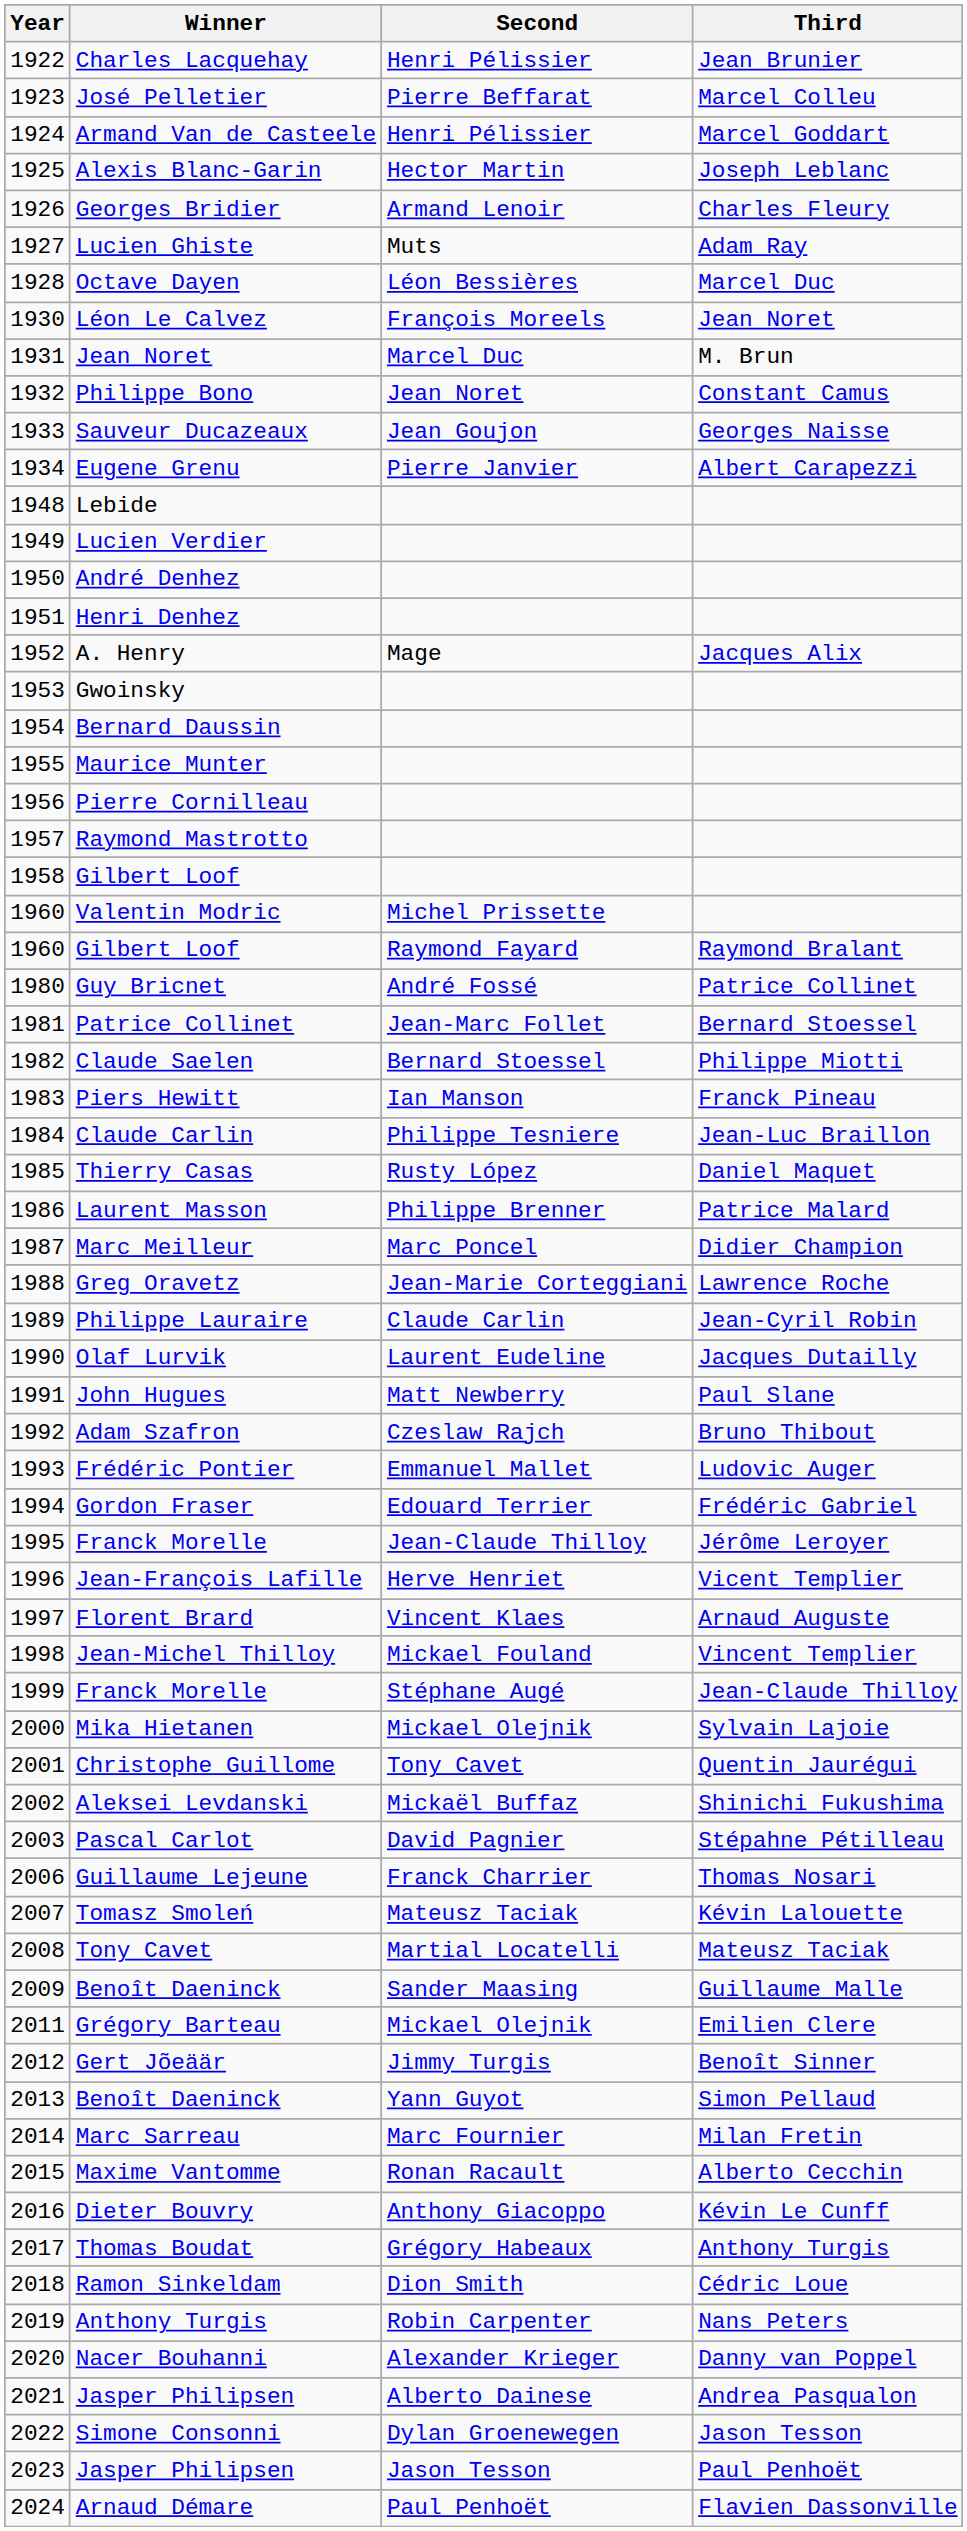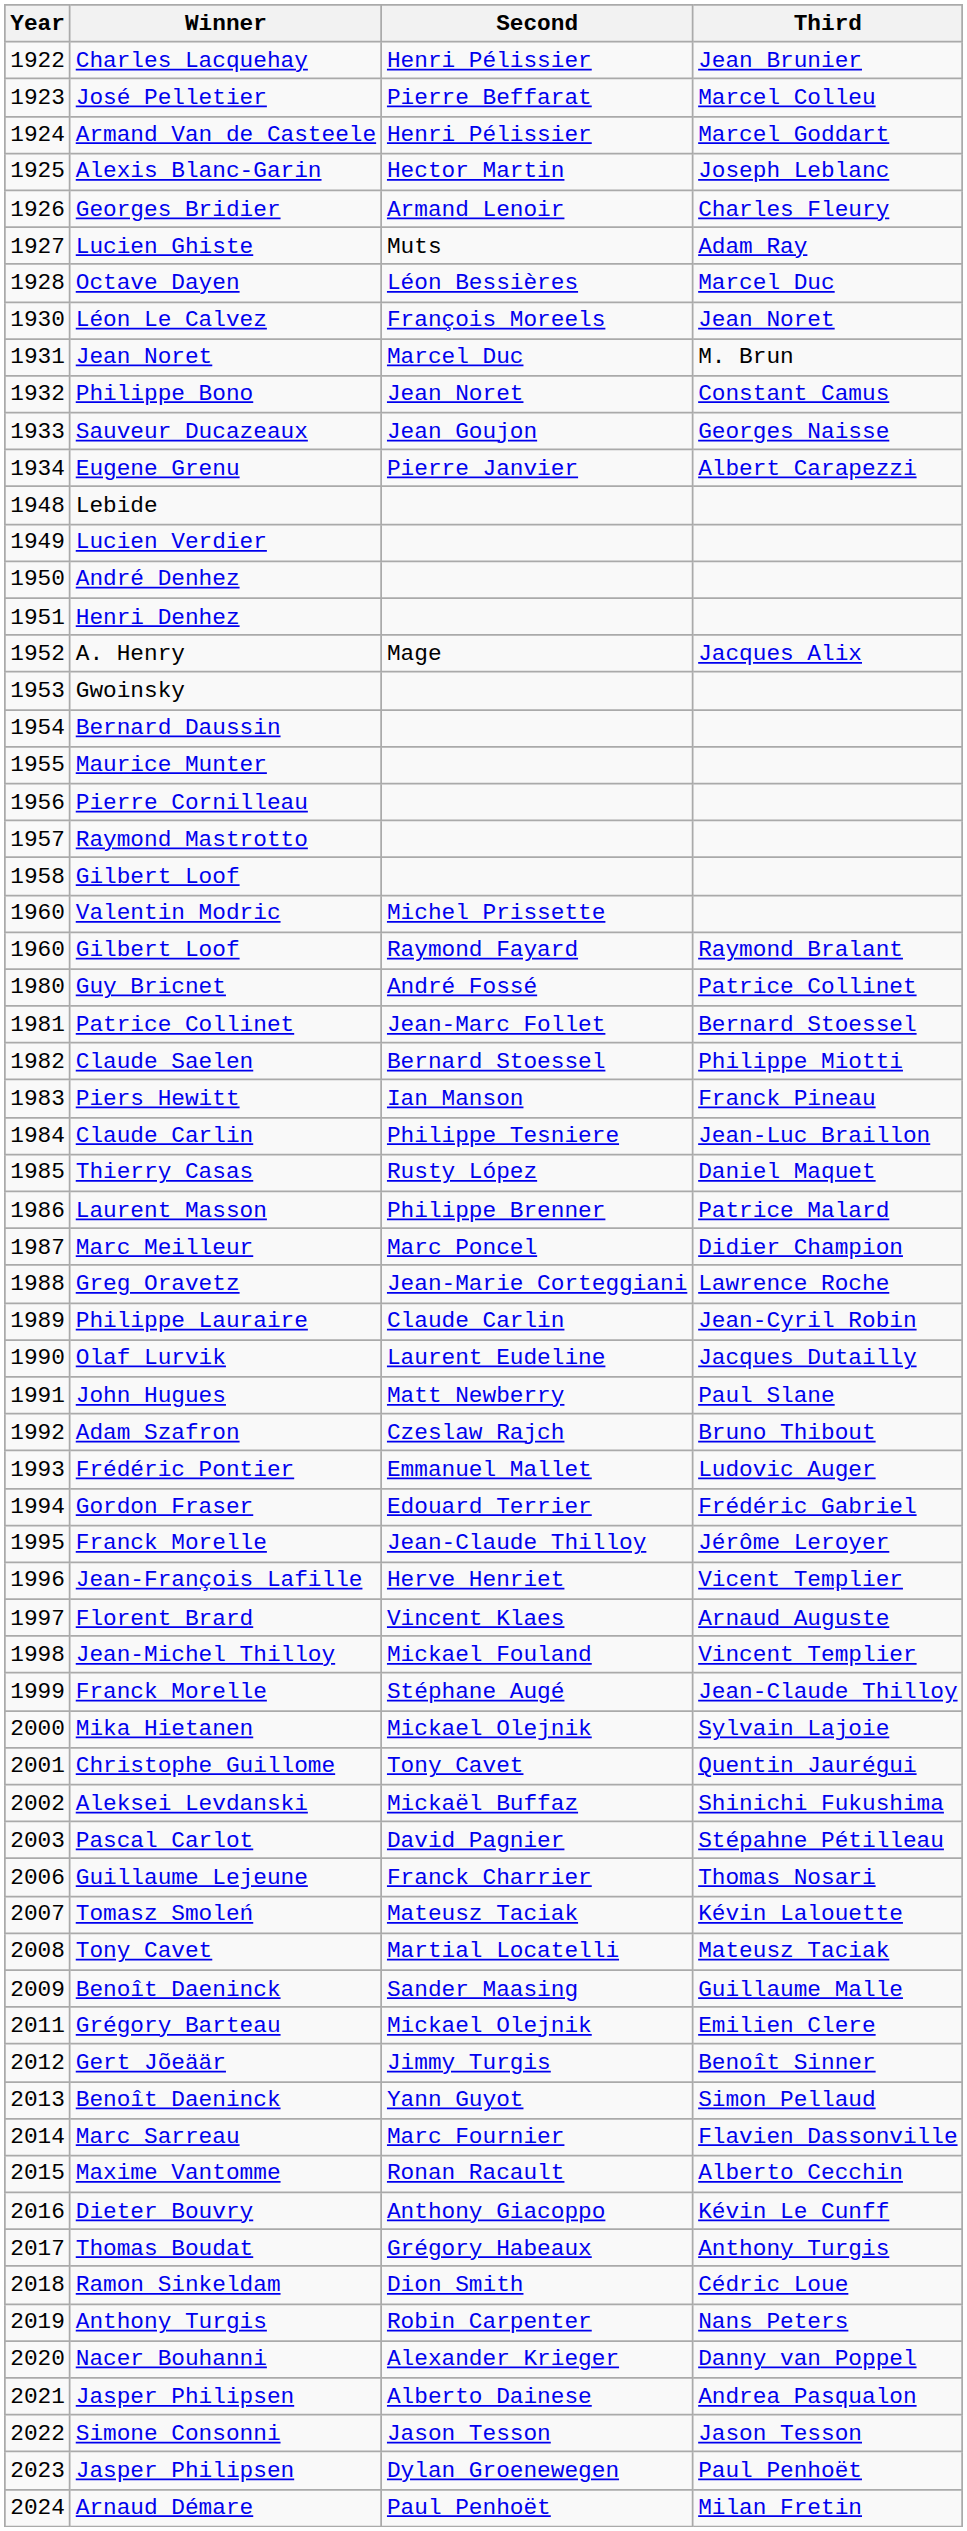(780, 2137) Milan Fretin -> (828, 2137) Flavien Dassonville
(503, 2433) Dylan Groenewegen -> (469, 2433) Jason Tesson
(469, 2471) Jason Tesson -> (503, 2471) Dylan Groenewegen
(828, 2508) Flavien Dassonville -> (780, 2508) Milan Fretin
